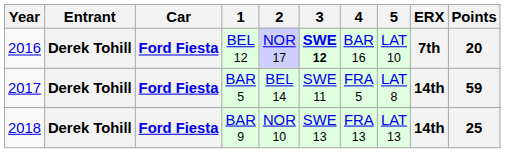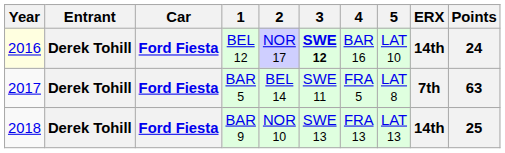(24, 48) no background -> (24, 48) lightyellow background
(429, 48) 7th -> (429, 48) 14th
(474, 48) 20 -> (474, 48) 24
(429, 88) 14th -> (429, 88) 7th
(474, 88) 59 -> (474, 88) 63
